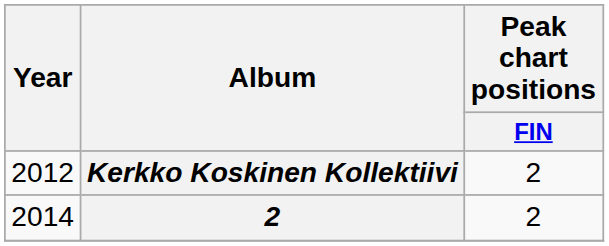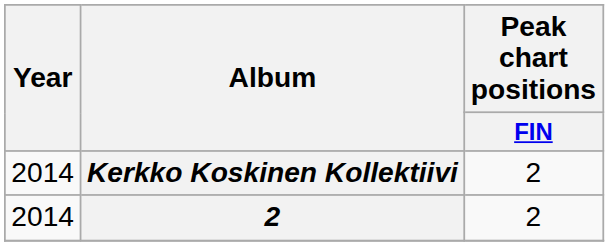(43, 172) 2012 -> (43, 172) 2014
